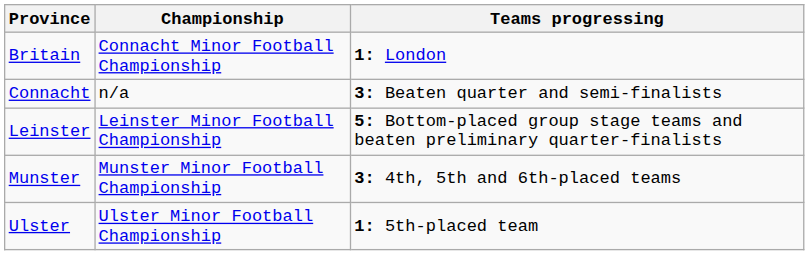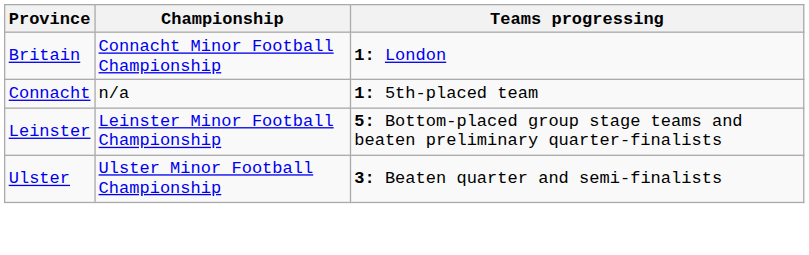(538, 94) 3: Beaten quarter and semi-finalists -> (446, 94) 1: 5th-placed team
- row: (44, 179)
(446, 226) 1: 5th-placed team -> (538, 179) 3: Beaten quarter and semi-finalists
